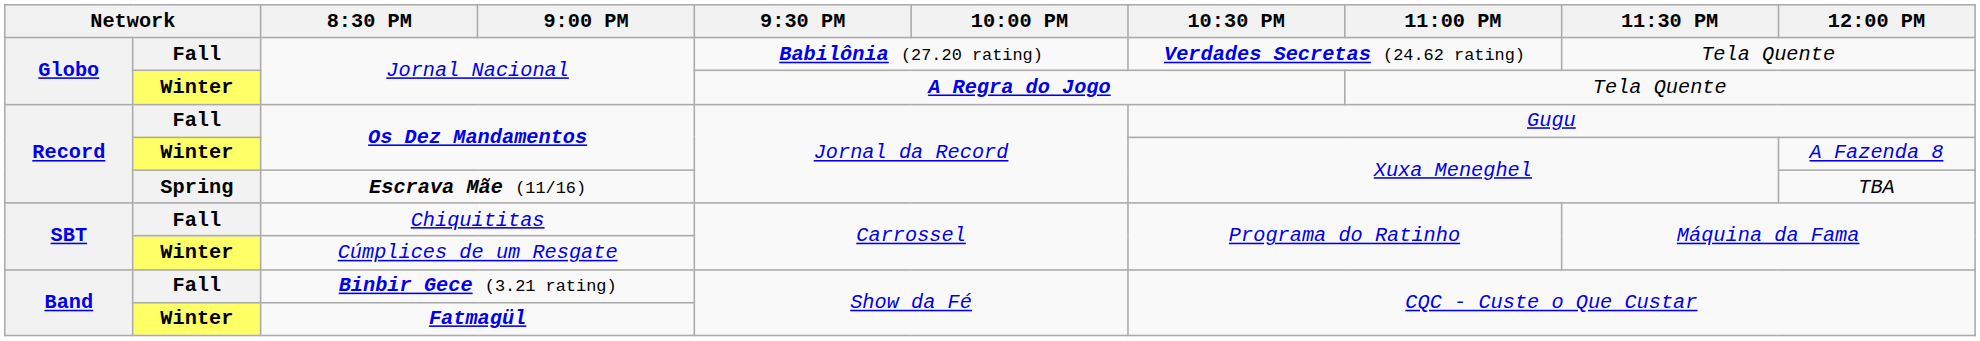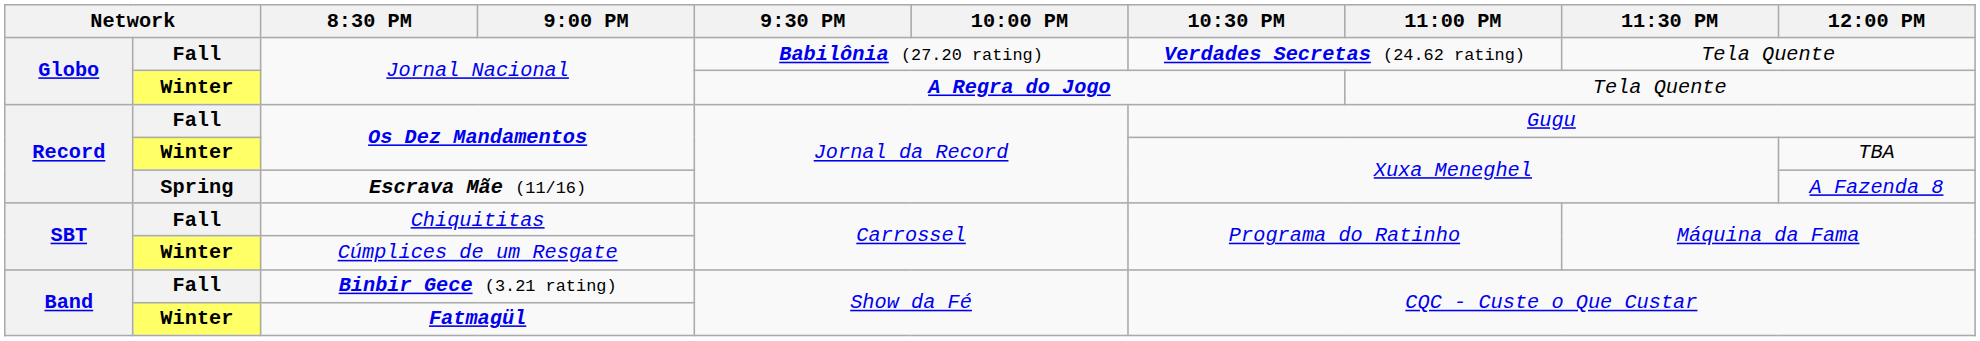(1876, 154) A Fazenda 8 -> (1876, 154) TBA
(1876, 187) TBA -> (1876, 187) A Fazenda 8
